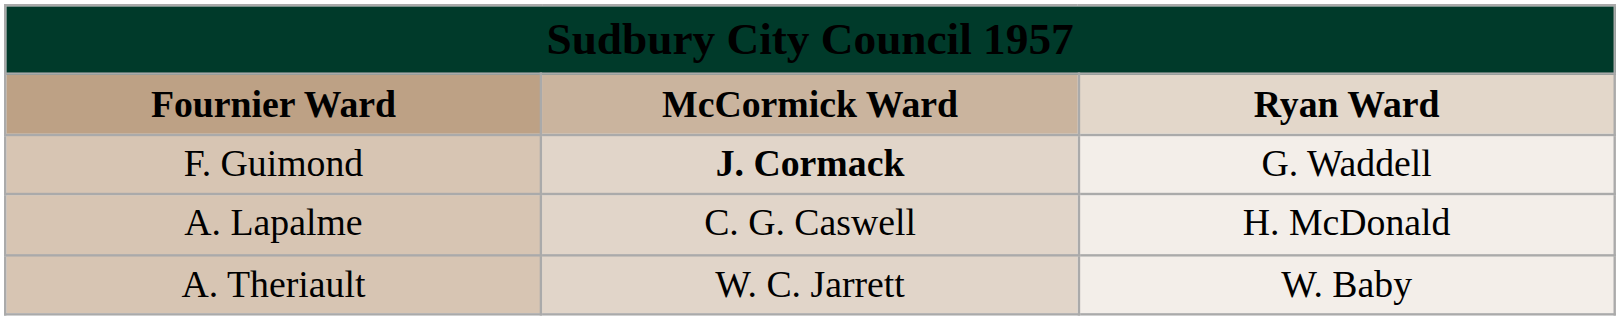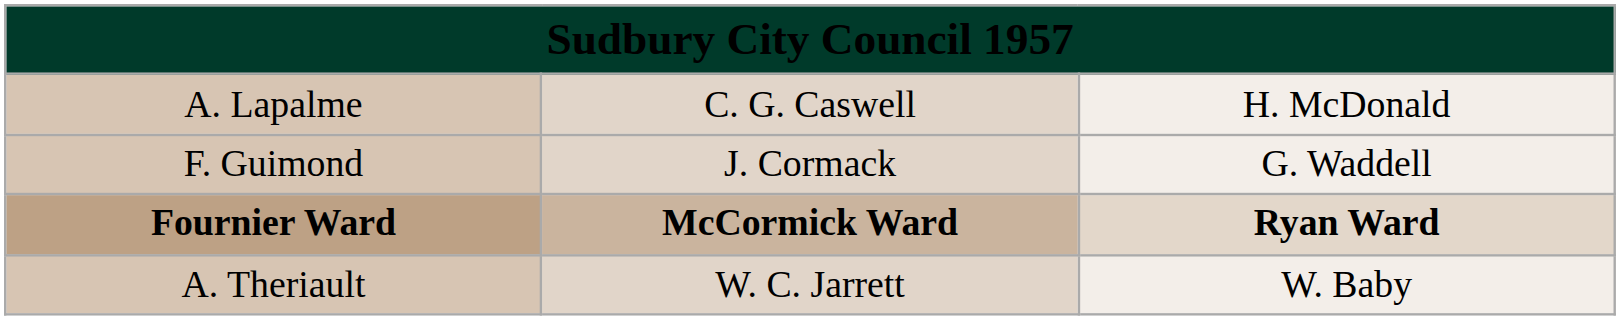rows swapped: (273, 103) <-> (273, 223)
(810, 163) bold -> (810, 163) normal
